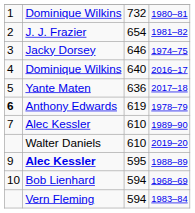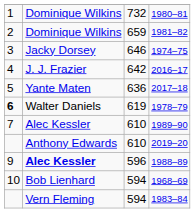(56, 32) J. J. Frazier -> (73, 32) Dominique Wilkins
(137, 32) 654 -> (137, 32) 659
(73, 69) Dominique Wilkins -> (56, 69) J. J. Frazier
(137, 69) 640 -> (137, 69) 642
(71, 106) Anthony Edwards -> (63, 106) Walter Daniels
(63, 143) Walter Daniels -> (71, 143) Anthony Edwards
(137, 161) 595 -> (137, 161) 596
